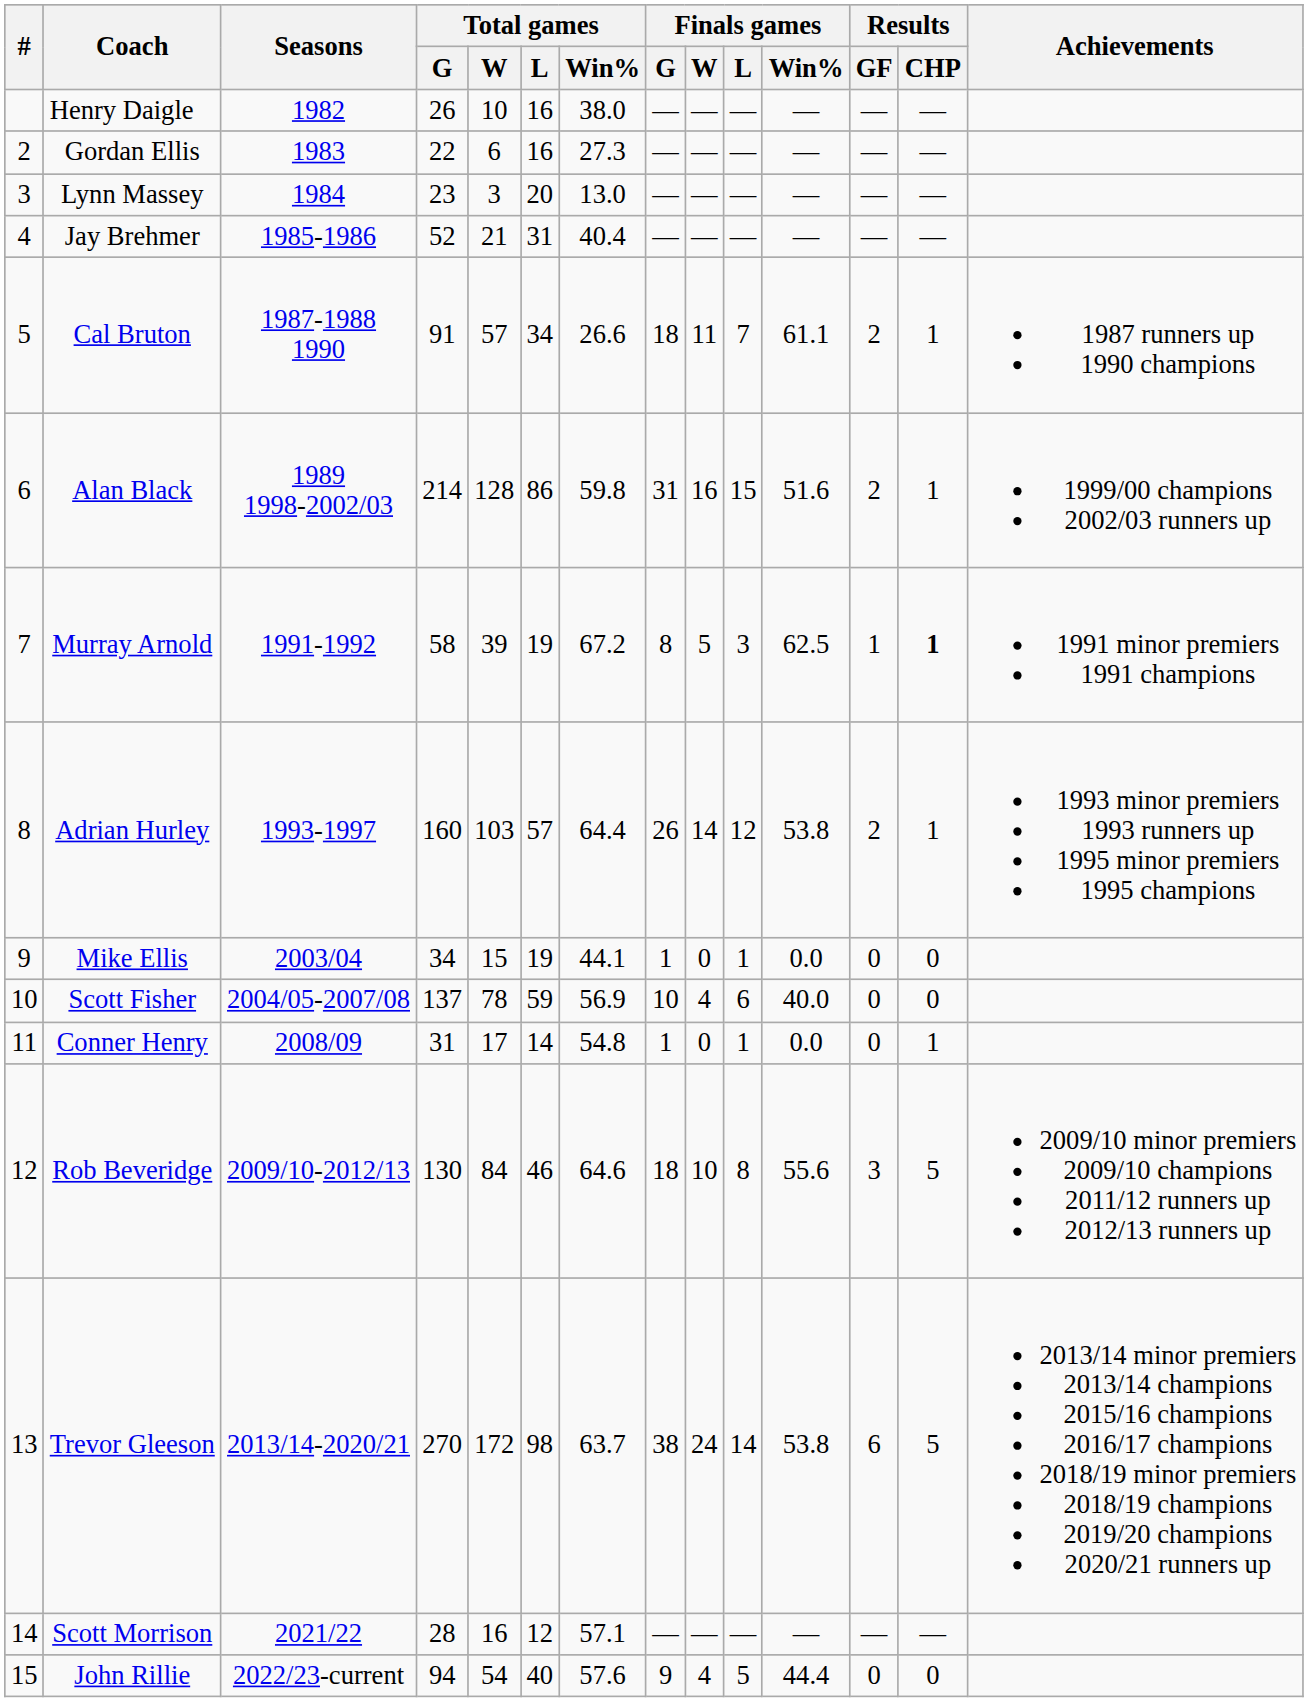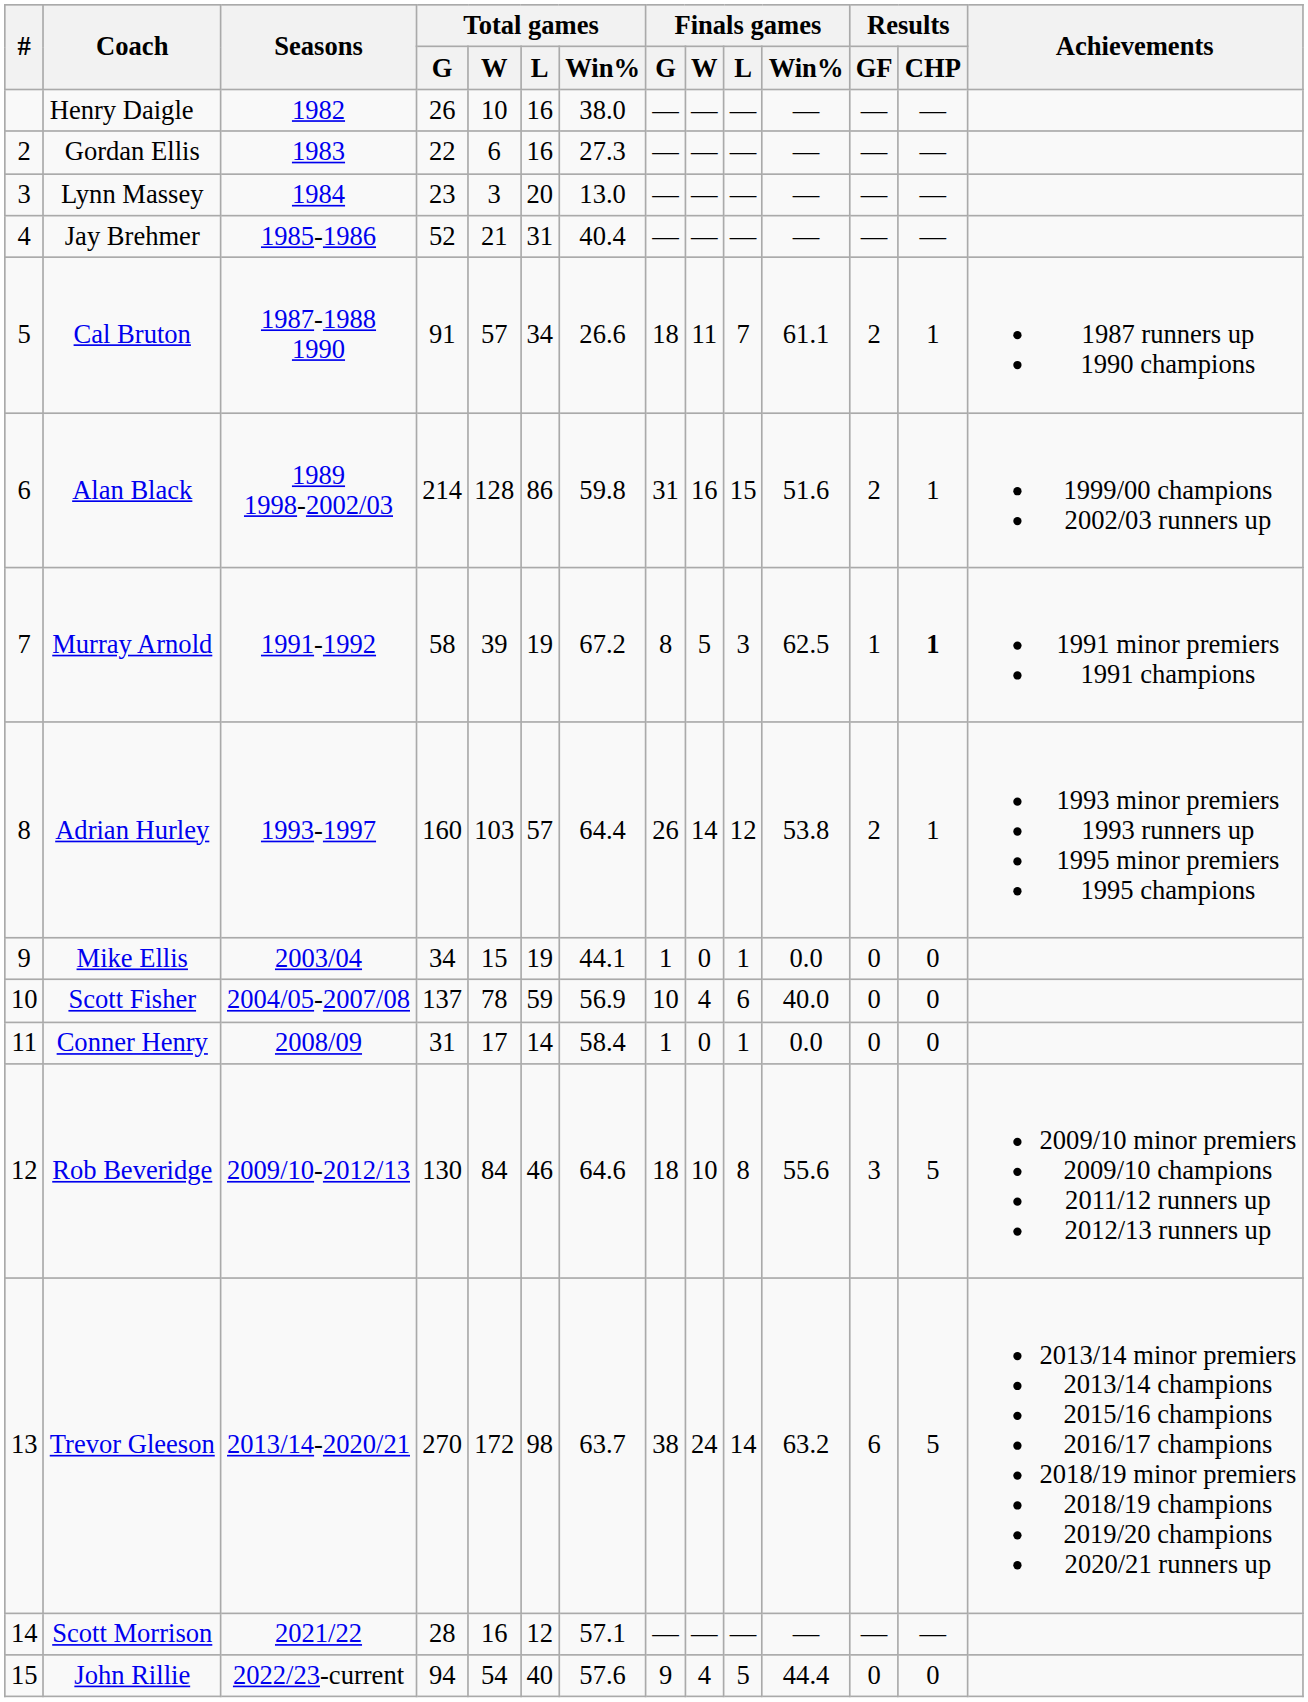(603, 1042) 54.8 -> (603, 1042) 58.4
(933, 1042) 1 -> (933, 1042) 0
(806, 1445) 53.8 -> (806, 1445) 63.2
